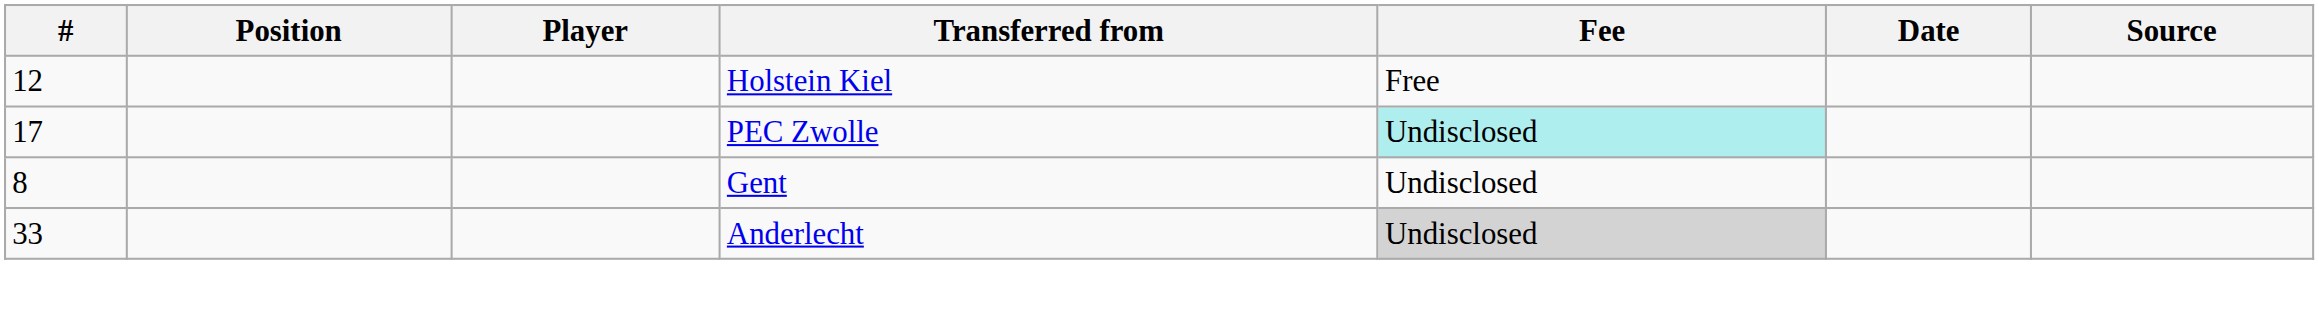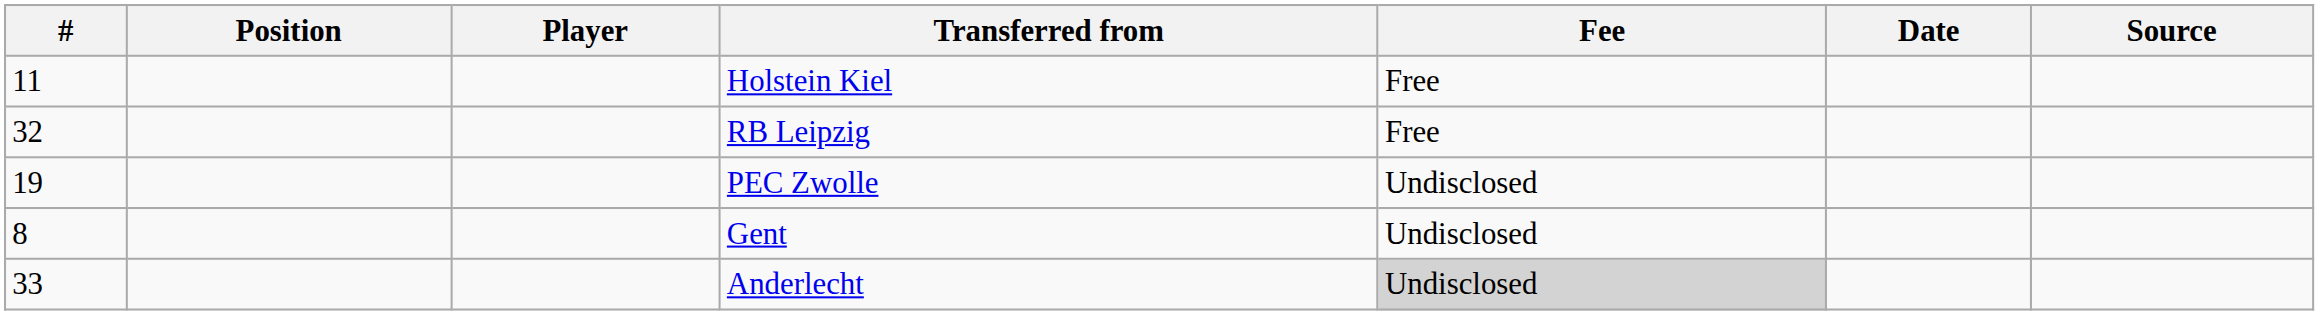(28, 81) 12 -> (27, 81) 11
+ row: (798, 131)
(28, 131) 17 -> (28, 182) 19
(1461, 131) paleturquoise background -> (1461, 182) no background
